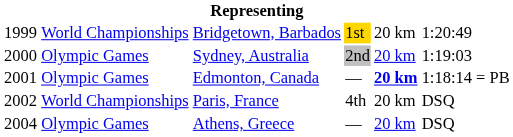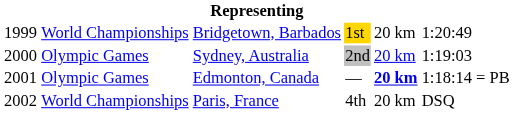- row: (244, 123)
